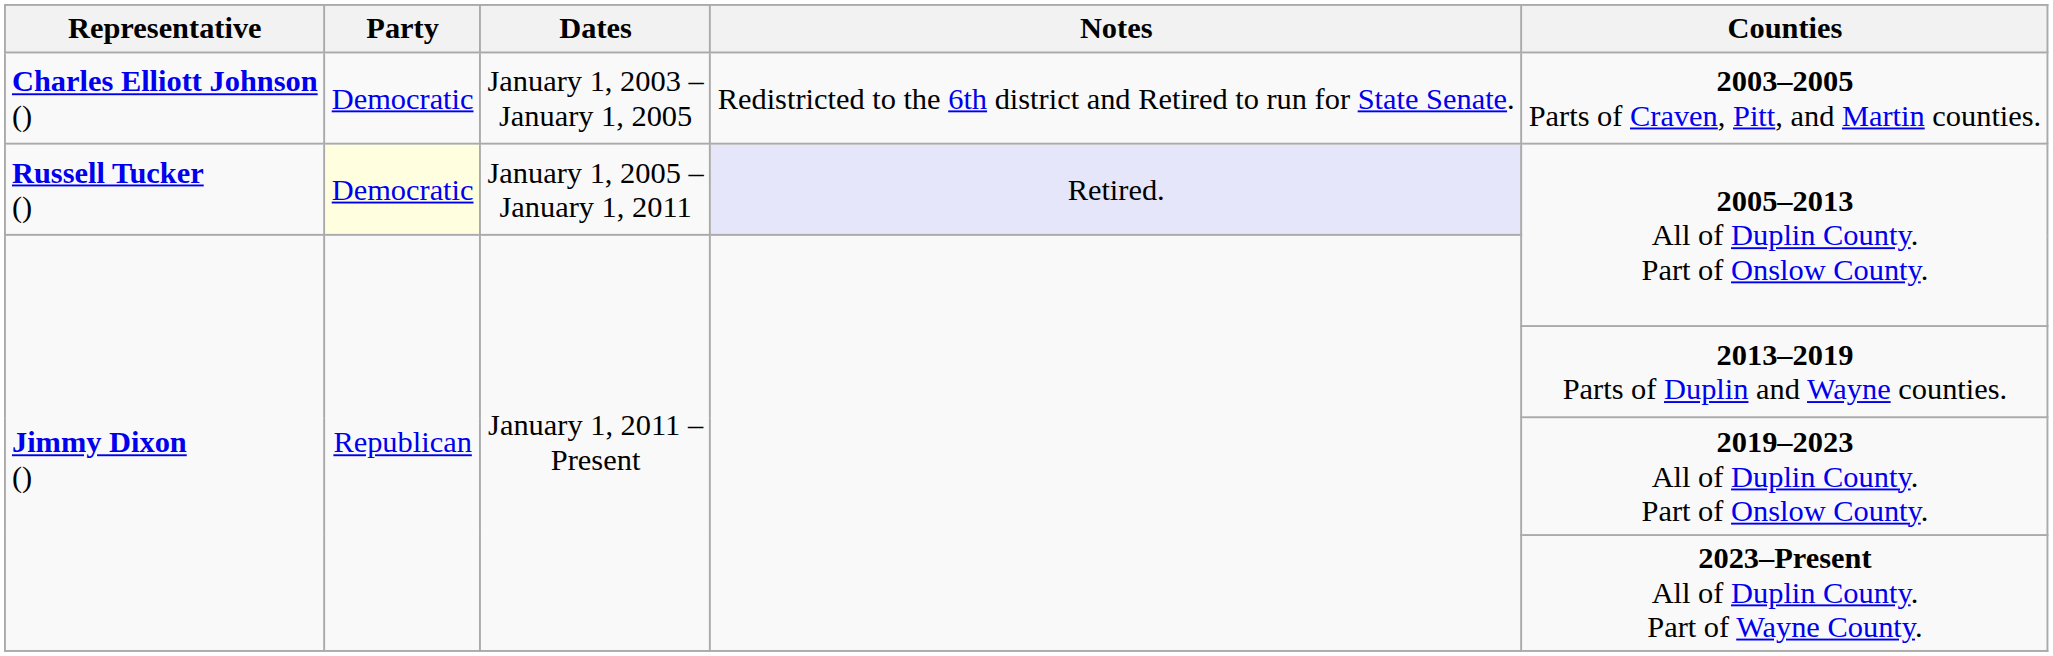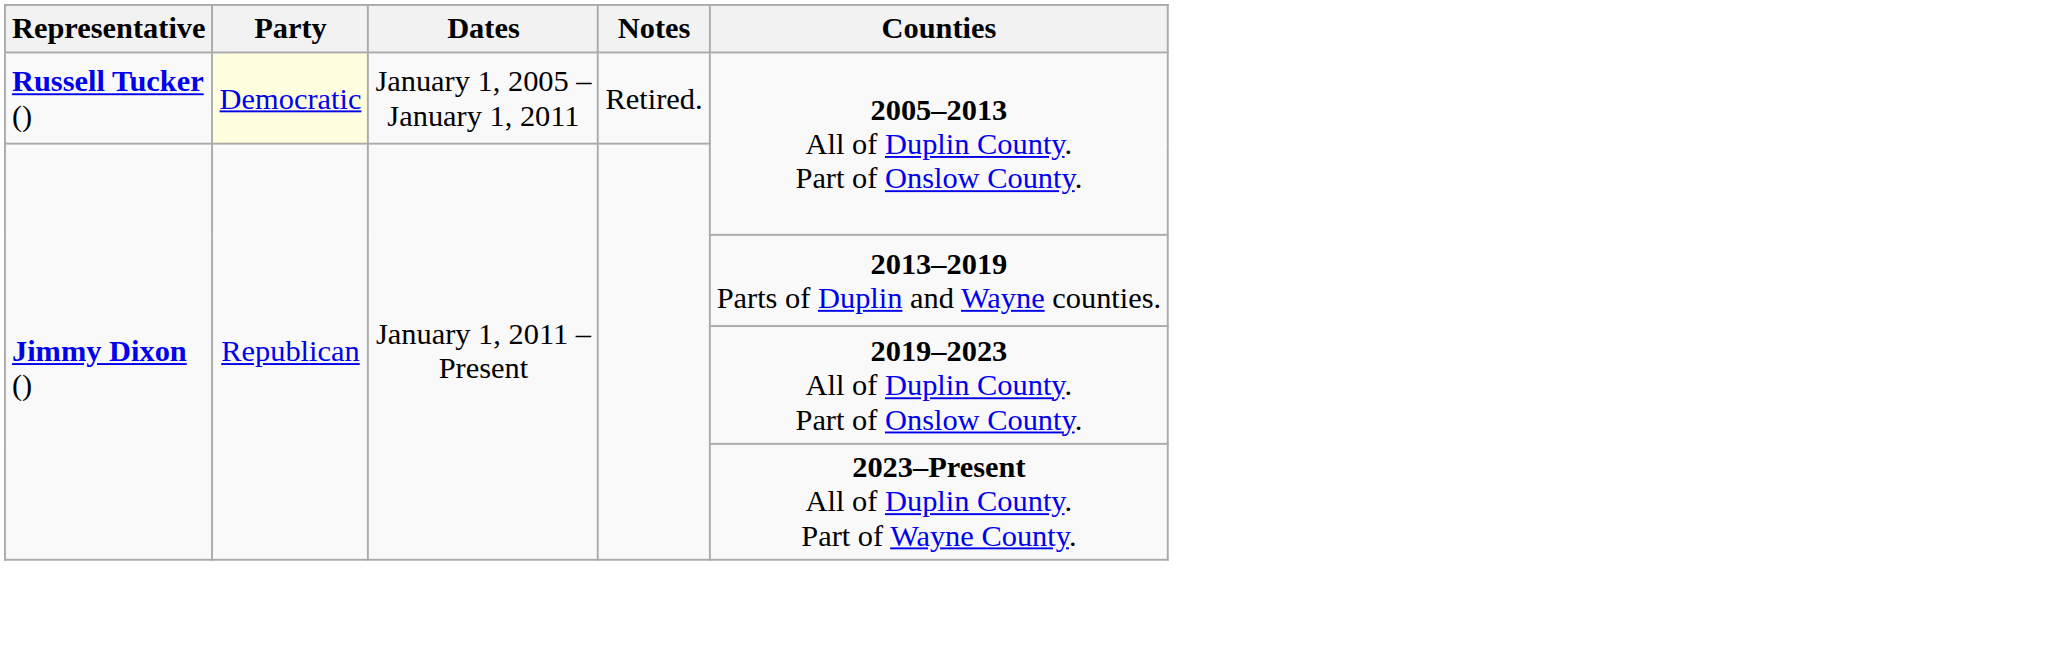- row: (165, 98)
(1116, 189) lavender background -> (654, 98) no background
